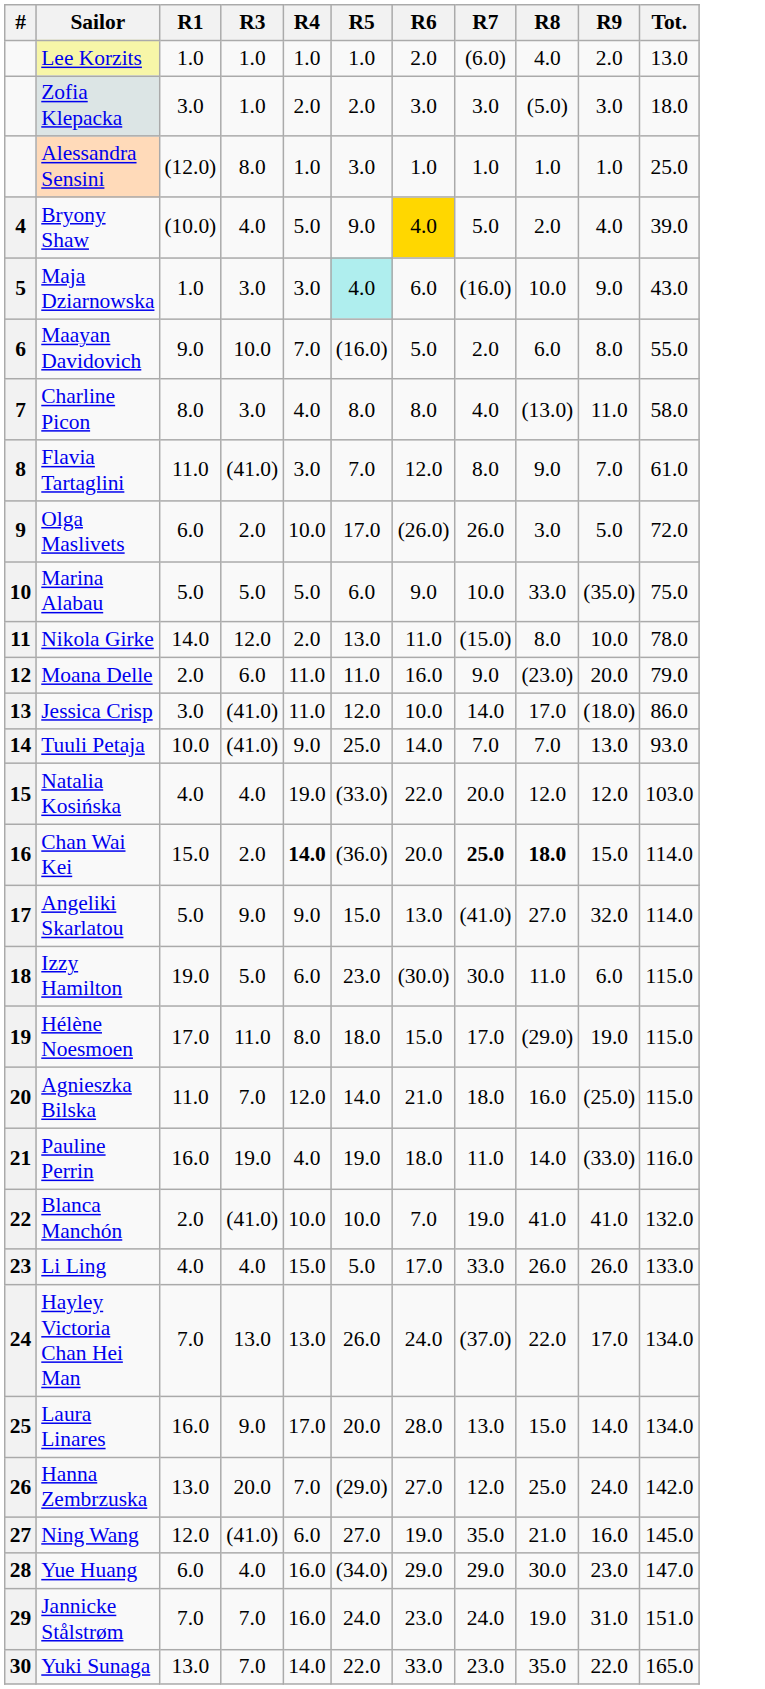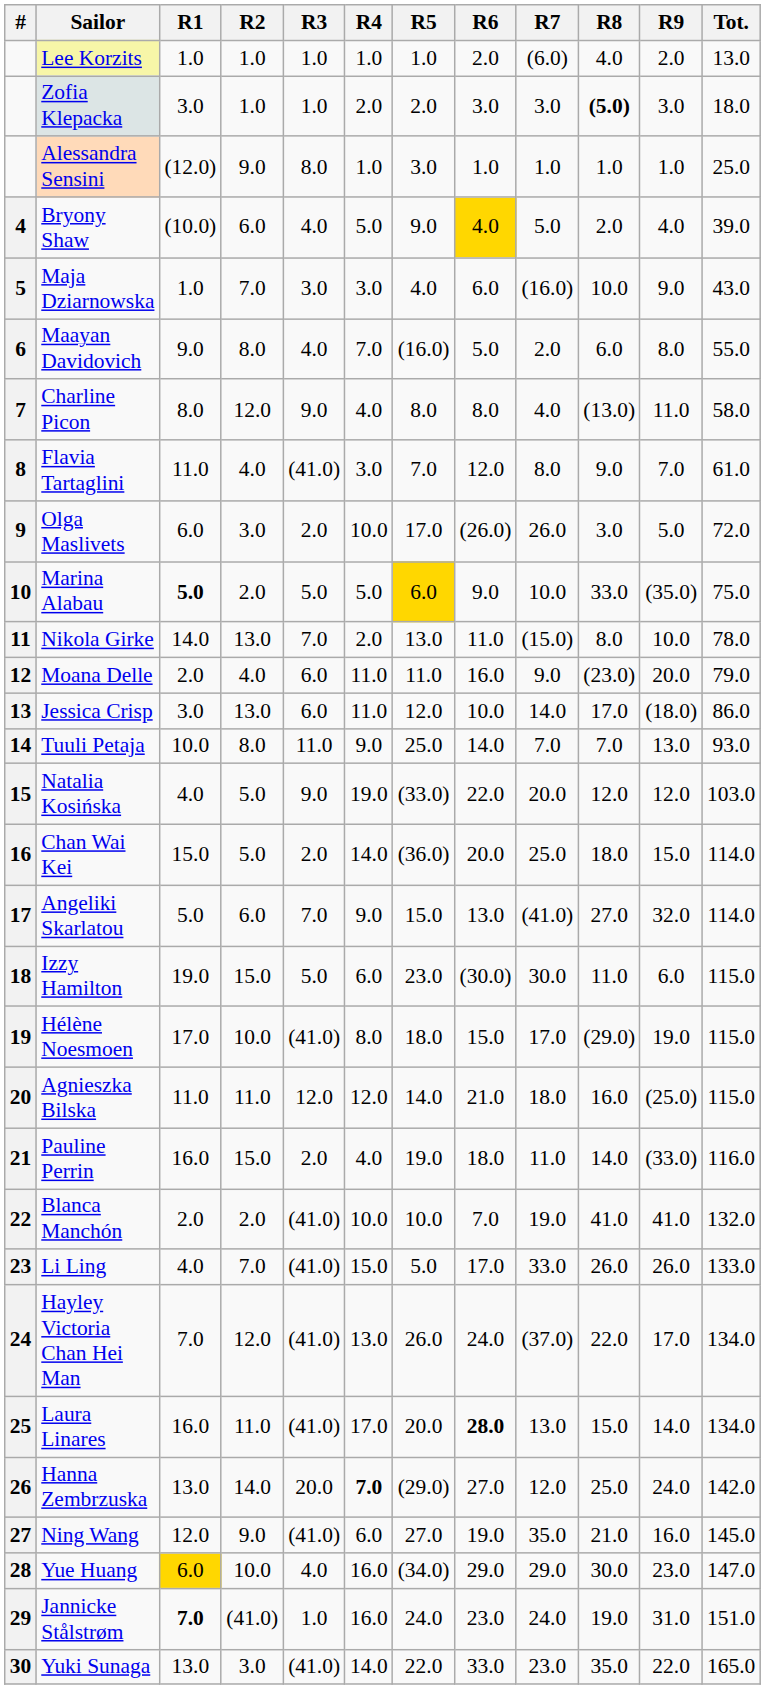+ column: (252, 22)
(547, 106) normal -> (609, 106) bold
(362, 288) paleturquoise background -> (424, 288) no background
(252, 348) 10.0 -> (314, 348) 4.0
(252, 409) 3.0 -> (314, 409) 9.0
(190, 591) normal -> (190, 591) bold
(362, 591) no background -> (424, 591) gold background
(252, 639) 12.0 -> (314, 639) 7.0
(252, 710) (41.0) -> (314, 710) 6.0
(252, 745) (41.0) -> (314, 745) 11.0
(252, 794) 4.0 -> (314, 794) 9.0
(307, 854) bold -> (369, 854) normal
(485, 854) bold -> (547, 854) normal
(547, 854) bold -> (609, 854) normal
(252, 915) 9.0 -> (314, 915) 7.0
(252, 1036) 11.0 -> (314, 1036) (41.0)
(252, 1097) 7.0 -> (314, 1097) 12.0
(252, 1158) 19.0 -> (314, 1158) 2.0
(252, 1267) 4.0 -> (314, 1267) (41.0)
(252, 1340) 13.0 -> (314, 1340) (41.0)
(252, 1426) 9.0 -> (314, 1426) (41.0)
(424, 1426) normal -> (485, 1426) bold
(307, 1487) normal -> (369, 1487) bold
(190, 1570) no background -> (190, 1570) gold background
(190, 1618) normal -> (190, 1618) bold
(252, 1618) 7.0 -> (314, 1618) 1.0
(252, 1666) 7.0 -> (314, 1666) (41.0)
